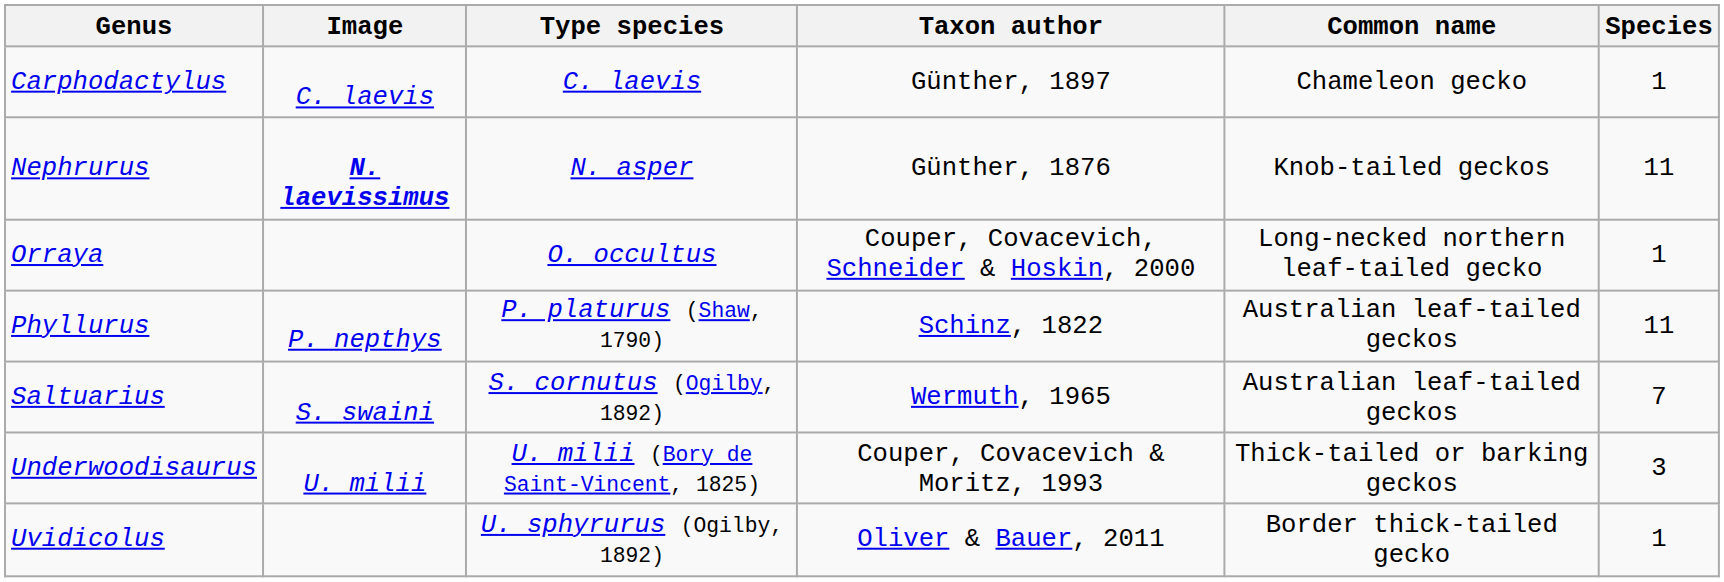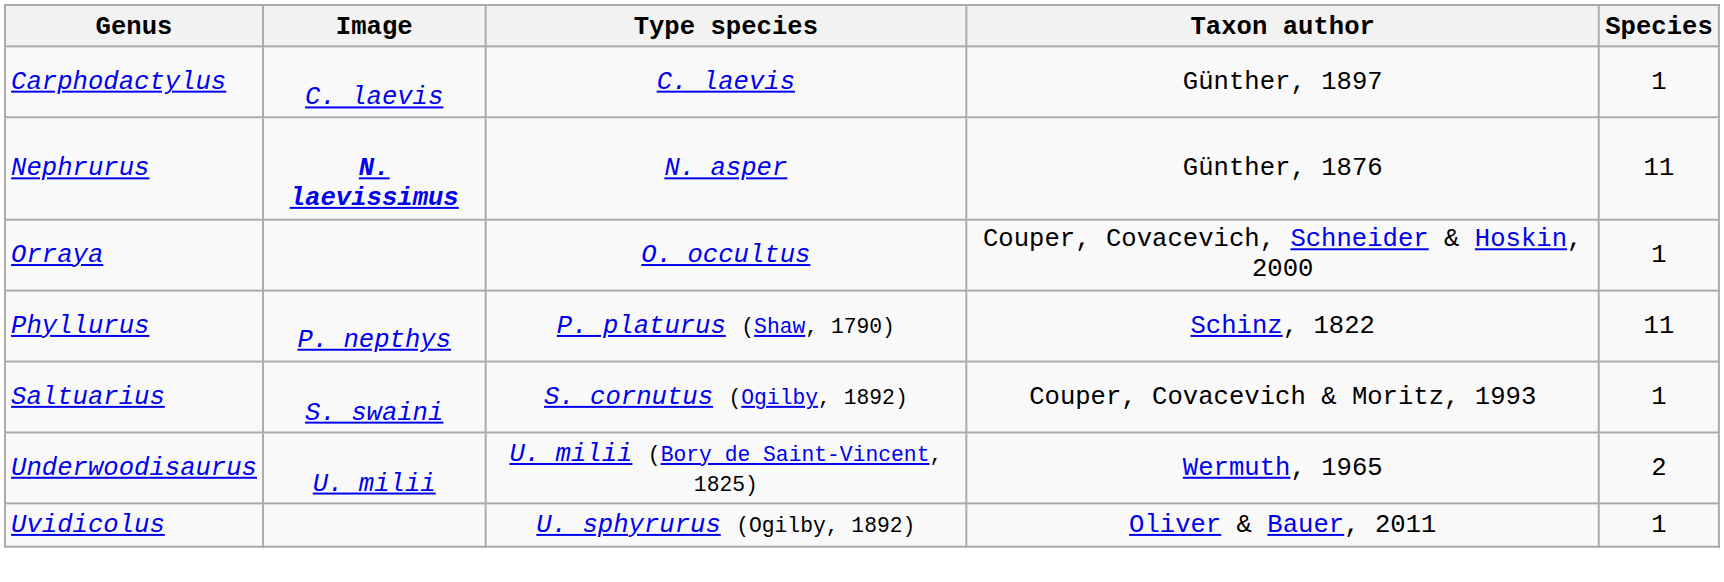- column: (1412, 26)
(1011, 397) Wermuth, 1965 -> (1283, 397) Couper, Covacevich & Moritz, 1993
(1659, 397) 7 -> (1659, 397) 1
(1011, 468) Couper, Covacevich & Moritz, 1993 -> (1283, 468) Wermuth, 1965
(1659, 468) 3 -> (1659, 468) 2
